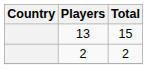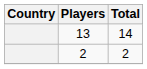(125, 34) 15 -> (125, 34) 14
